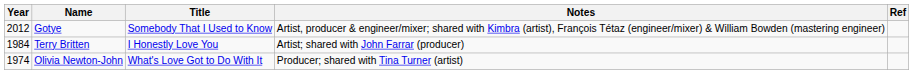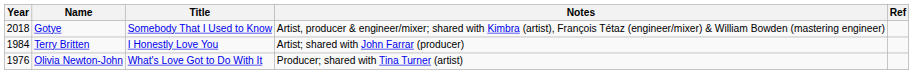(18, 28) 2012 -> (18, 28) 2018
(18, 61) 1974 -> (18, 61) 1976
